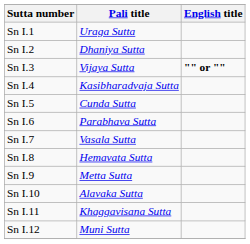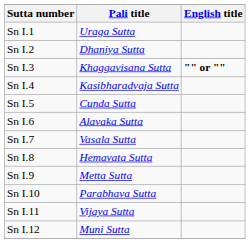(107, 67) Vijaya Sutta -> (125, 67) Khaggavisana Sutta
(118, 121) Parabhava Sutta -> (111, 121) Alavaka Sutta
(111, 193) Alavaka Sutta -> (118, 193) Parabhava Sutta
(125, 211) Khaggavisana Sutta -> (107, 211) Vijaya Sutta
